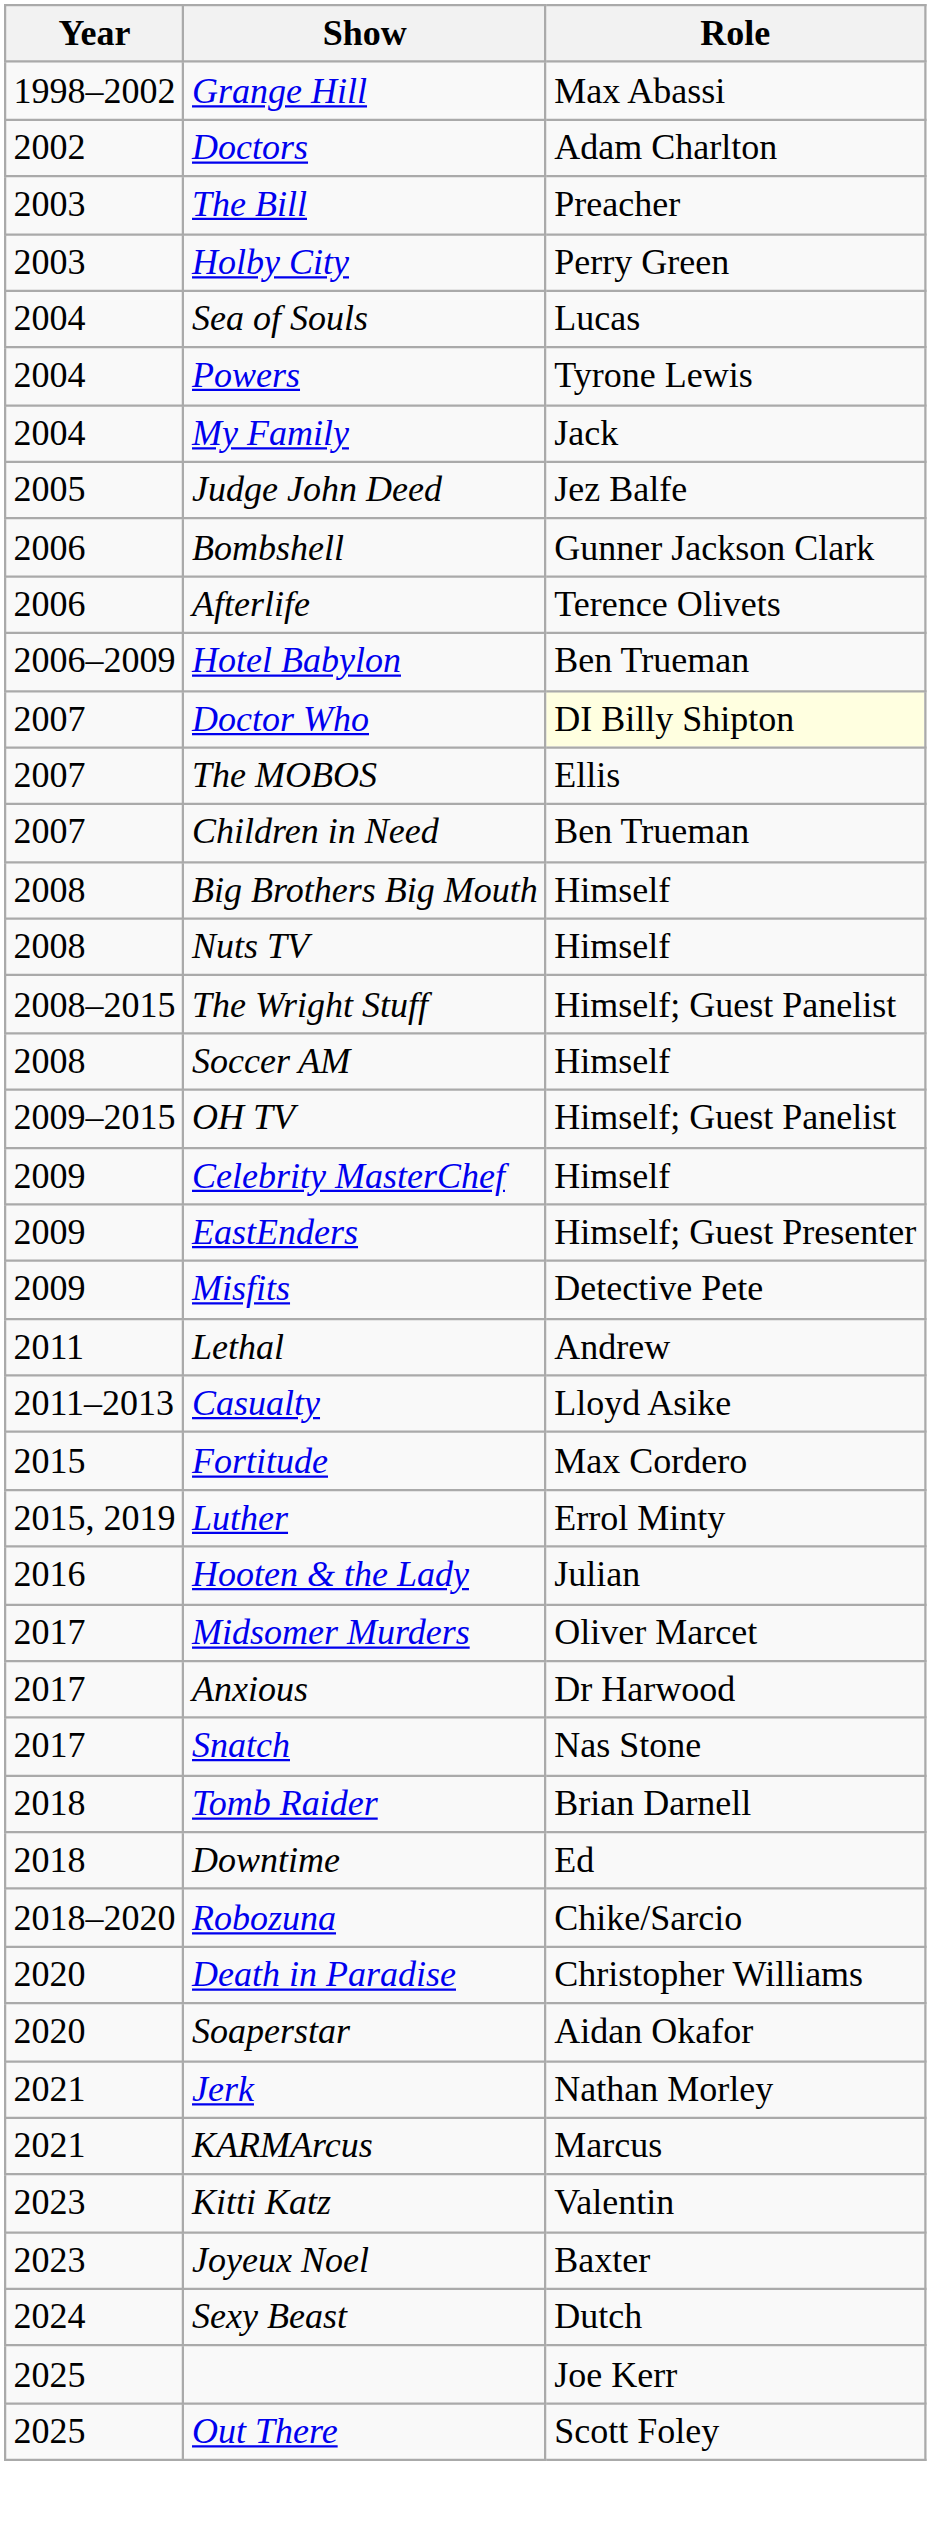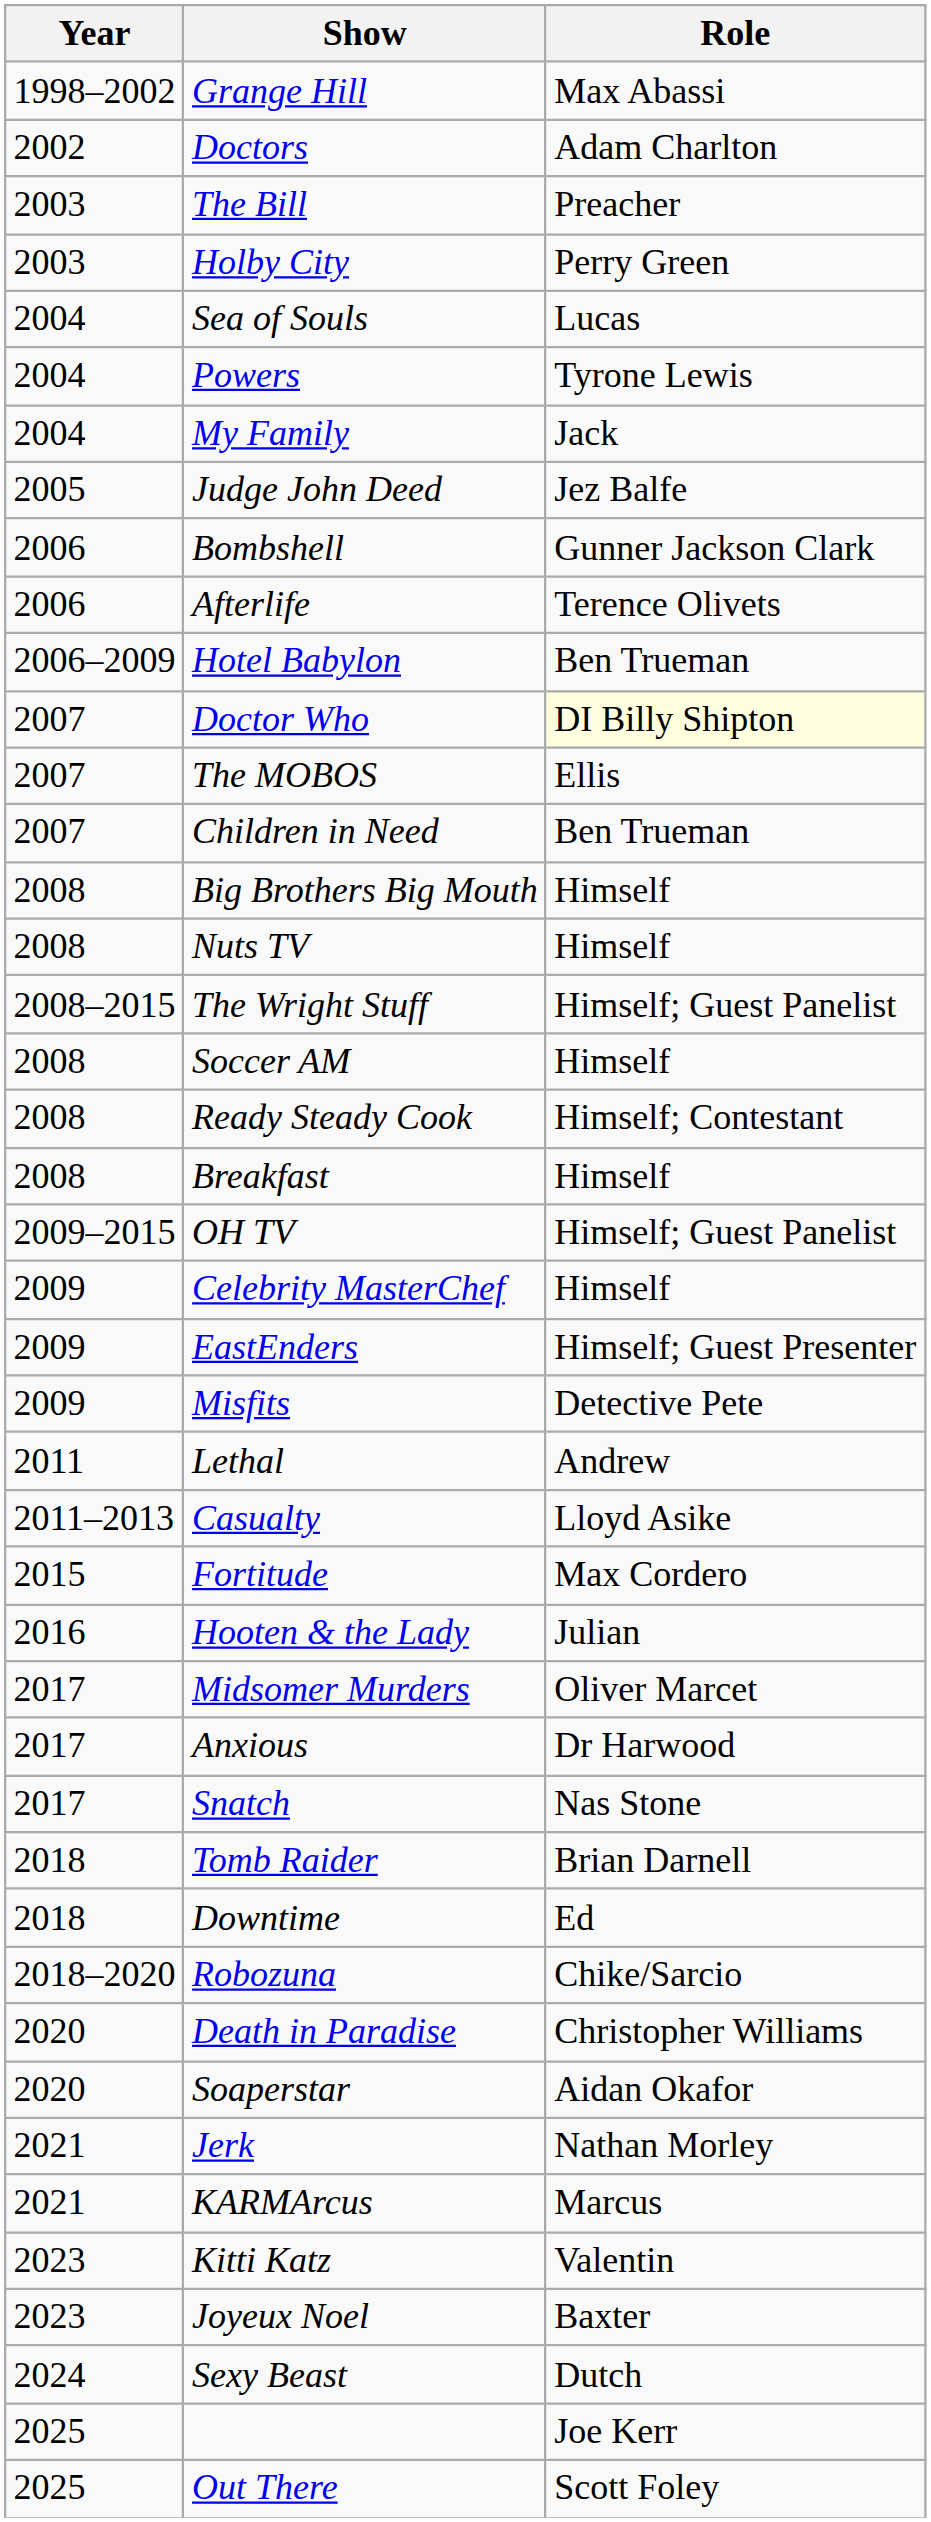+ row: (332, 1117)
+ row: (260, 1174)
- row: (240, 1517)
